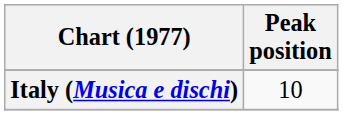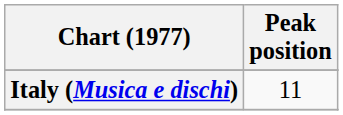(290, 89) 10 -> (290, 89) 11
